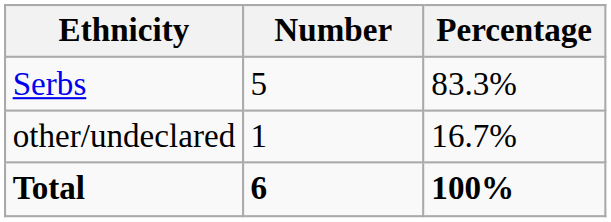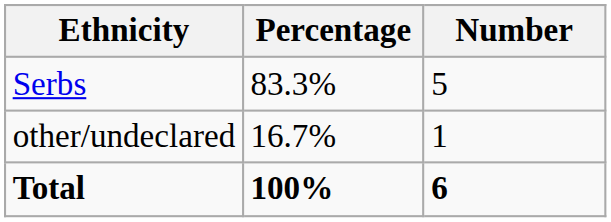columns swapped: (333, 30) <-> (514, 30)
